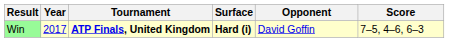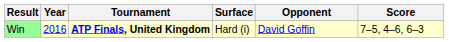(55, 29) 2017 -> (55, 29) 2016
(233, 29) bold -> (232, 29) normal
